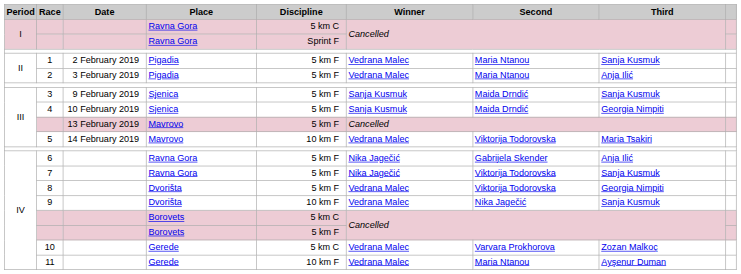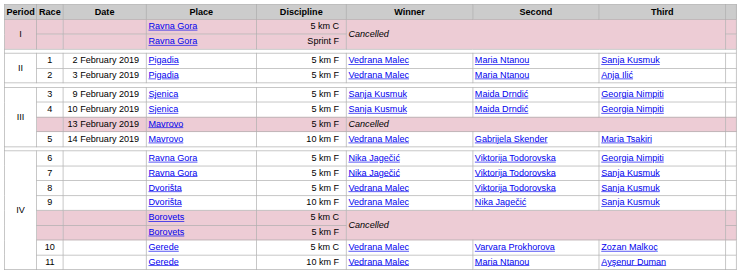(631, 94) Sanja Kusmuk -> (633, 94) Georgia Nimpiti
(515, 139) Viktorija Todorovska -> (511, 139) Gabrijela Skender
(511, 158) Gabrijela Skender -> (515, 158) Viktorija Todorovska
(617, 158) Anja Ilić -> (633, 158) Georgia Nimpiti
(633, 187) Georgia Nimpiti -> (631, 187) Sanja Kusmuk
